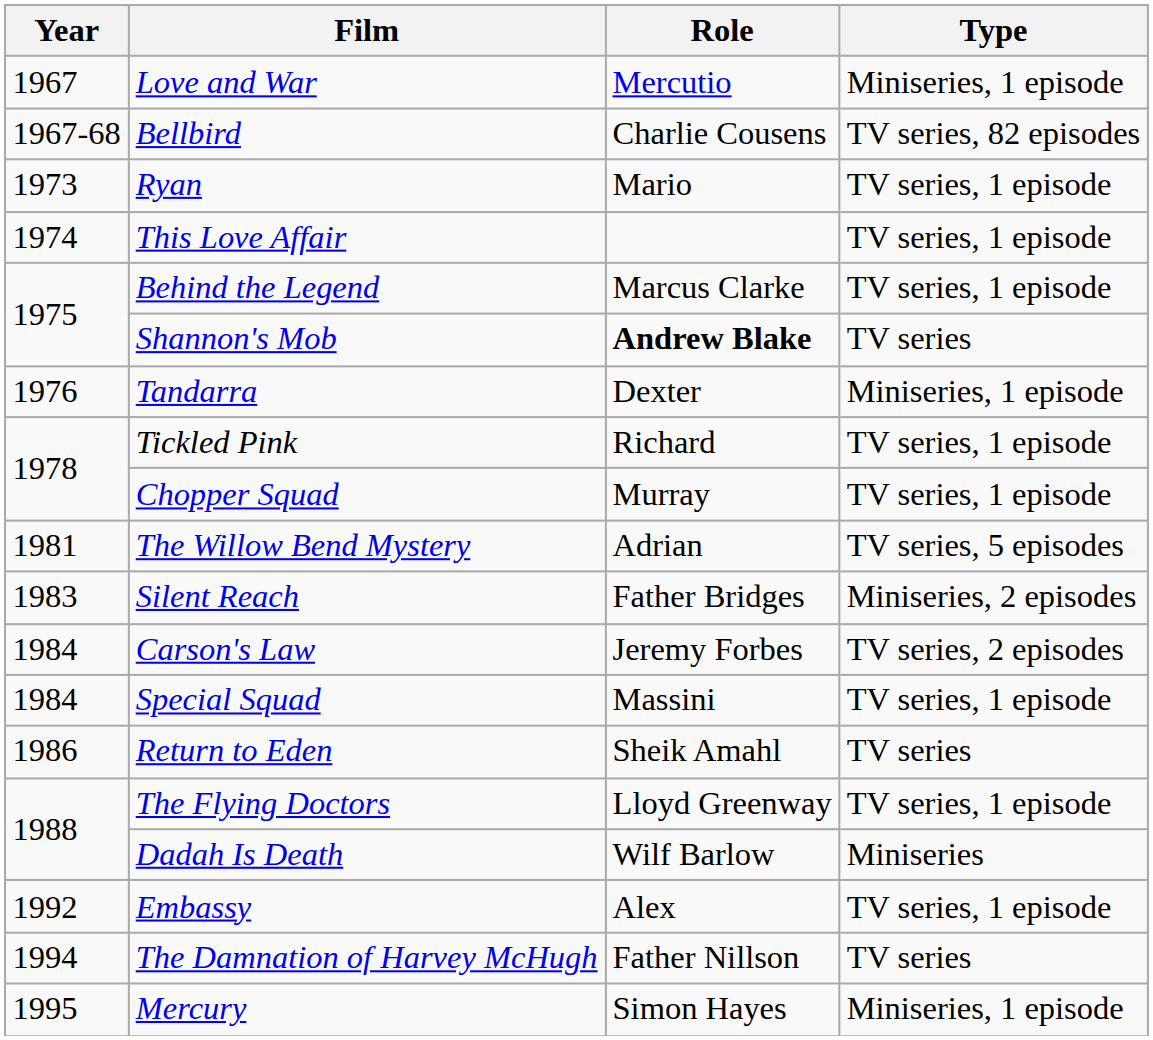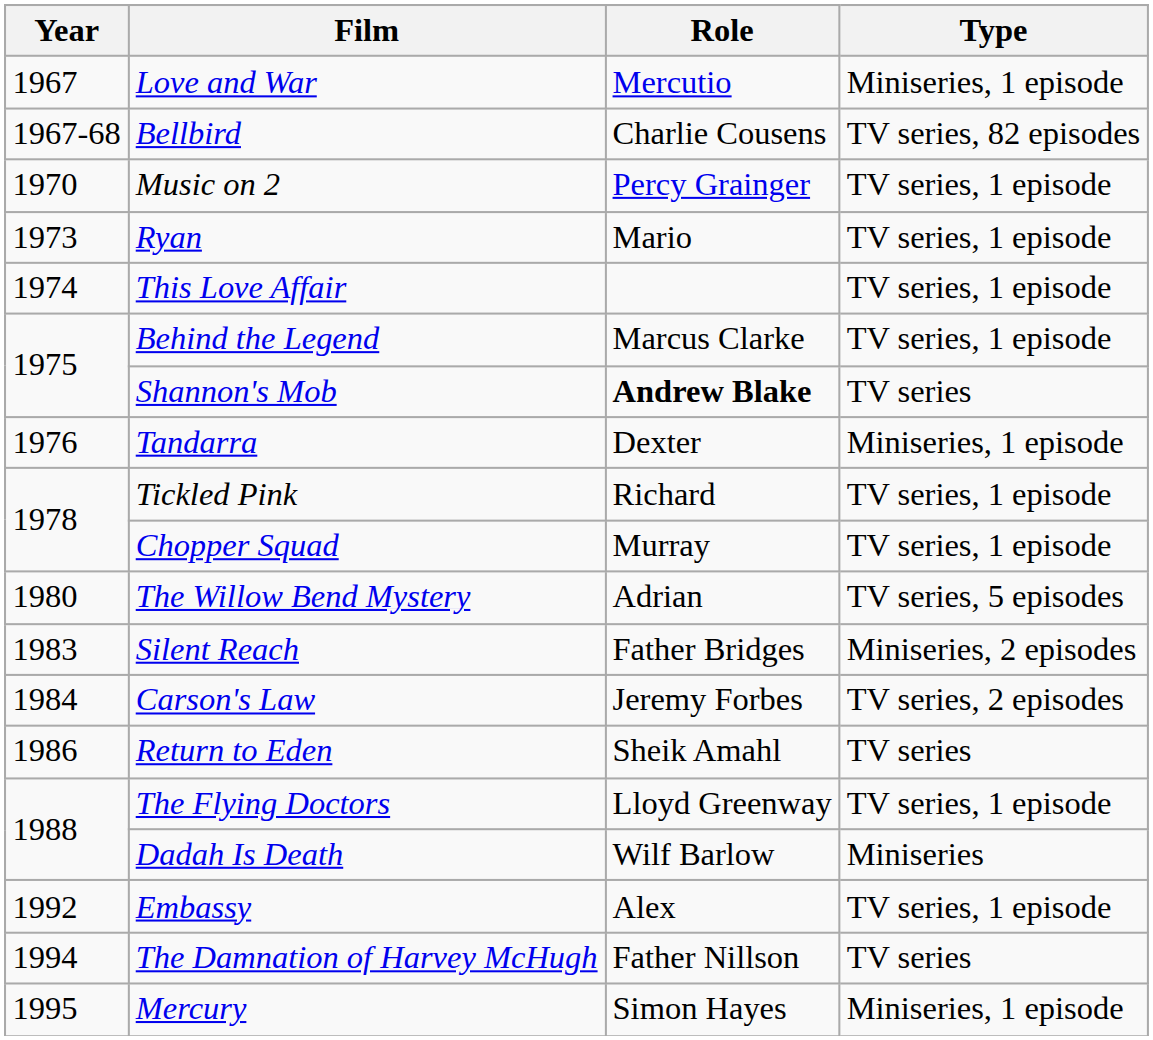+ row: (208, 184)
(45, 545) 1981 -> (45, 596) 1980
- row: (228, 699)
